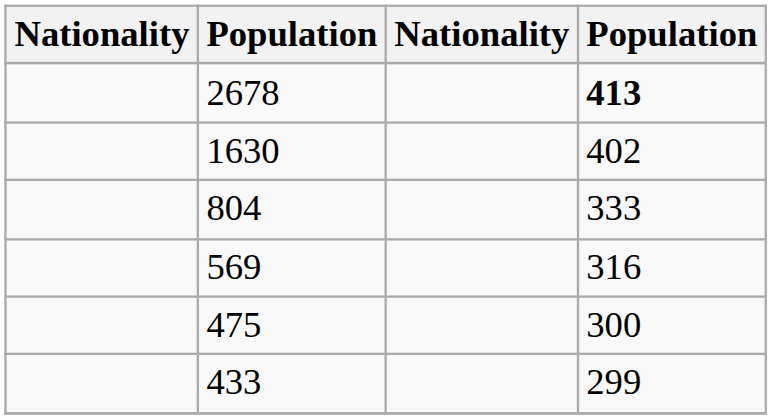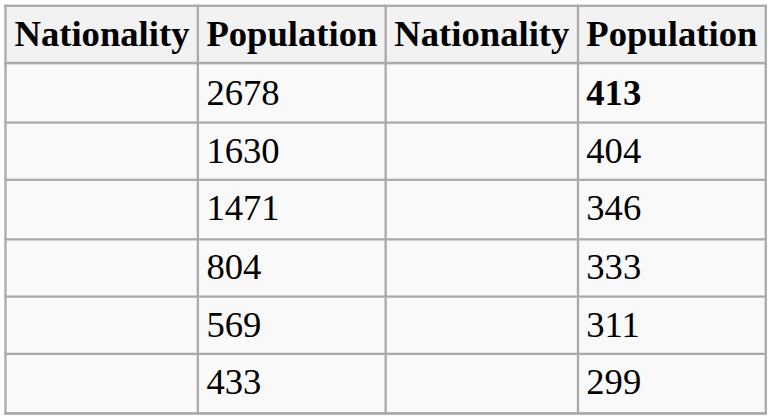(614, 150) 402 -> (614, 150) 404
+ row: (243, 208)
(614, 266) 316 -> (613, 324) 311
- row: (234, 324)
